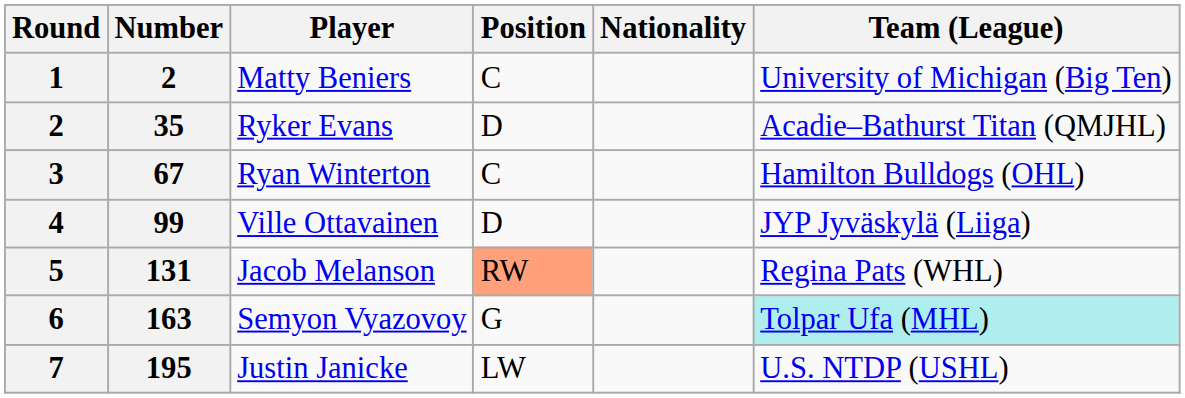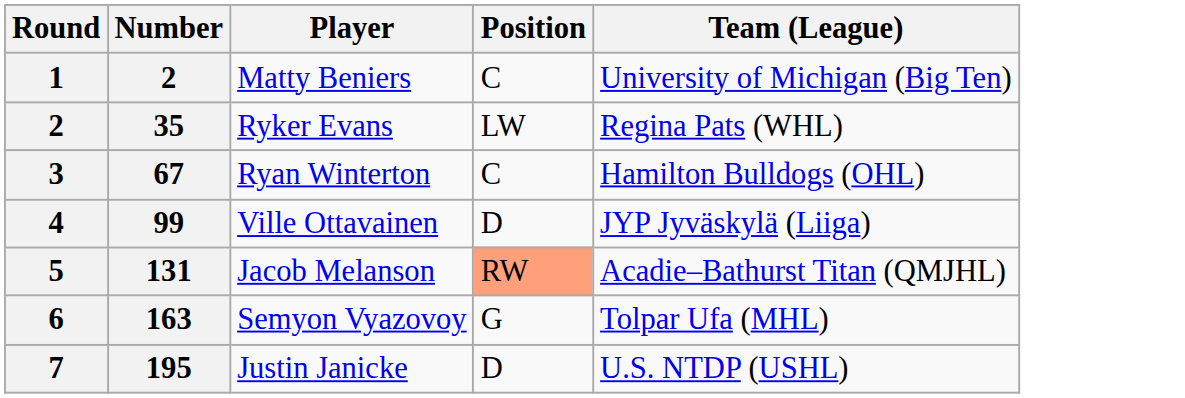- column: (673, 28)
(492, 125) D -> (503, 125) LW
(963, 125) Acadie–Bathurst Titan (QMJHL) -> (721, 125) Regina Pats (WHL)
(882, 271) Regina Pats (WHL) -> (803, 271) Acadie–Bathurst Titan (QMJHL)
(875, 319) paleturquoise background -> (714, 319) no background
(503, 367) LW -> (492, 367) D
